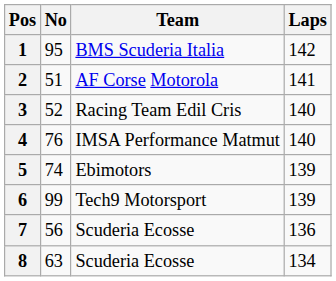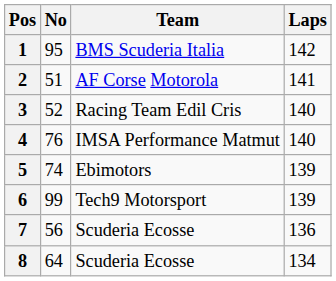(54, 260) 63 -> (54, 260) 64
